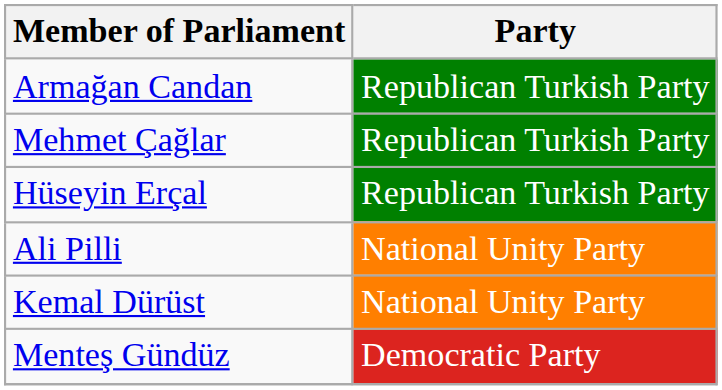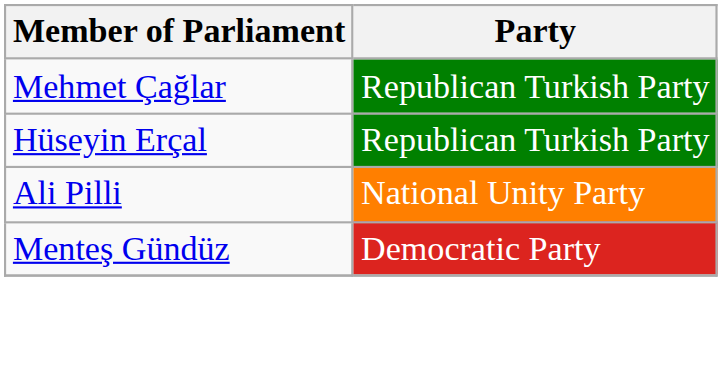- row: (133, 85)
- row: (109, 301)
